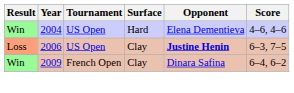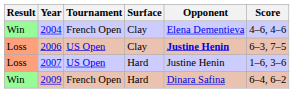(86, 29) US Open -> (94, 29) French Open
(138, 29) Hard -> (137, 29) Clay
+ row: (51, 63)
(137, 63) Clay -> (138, 79) Hard
